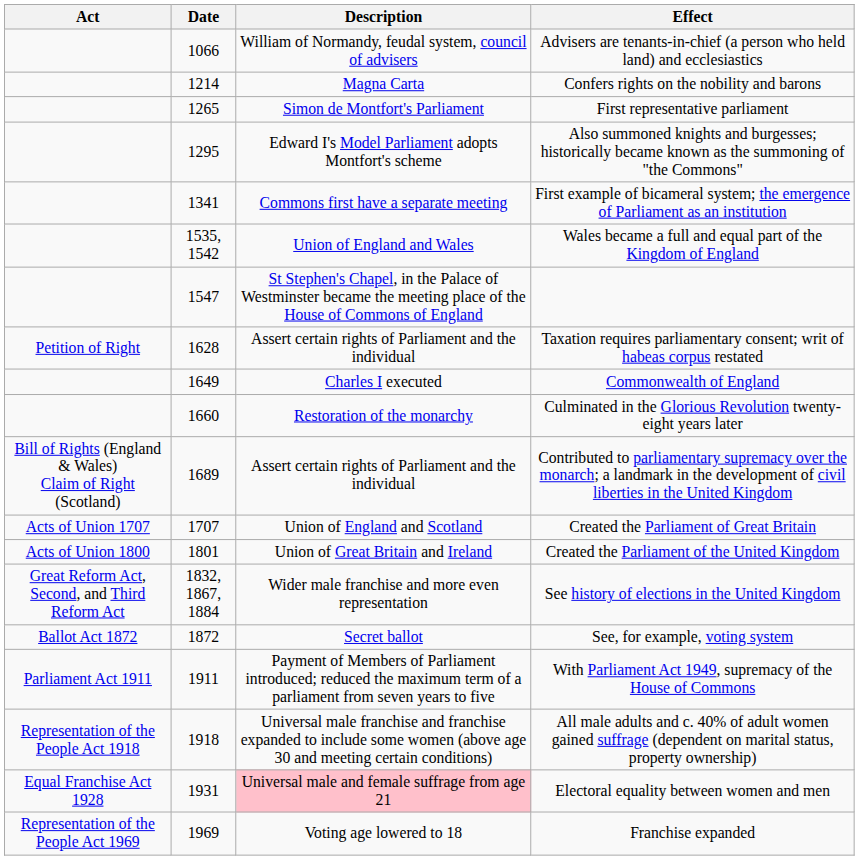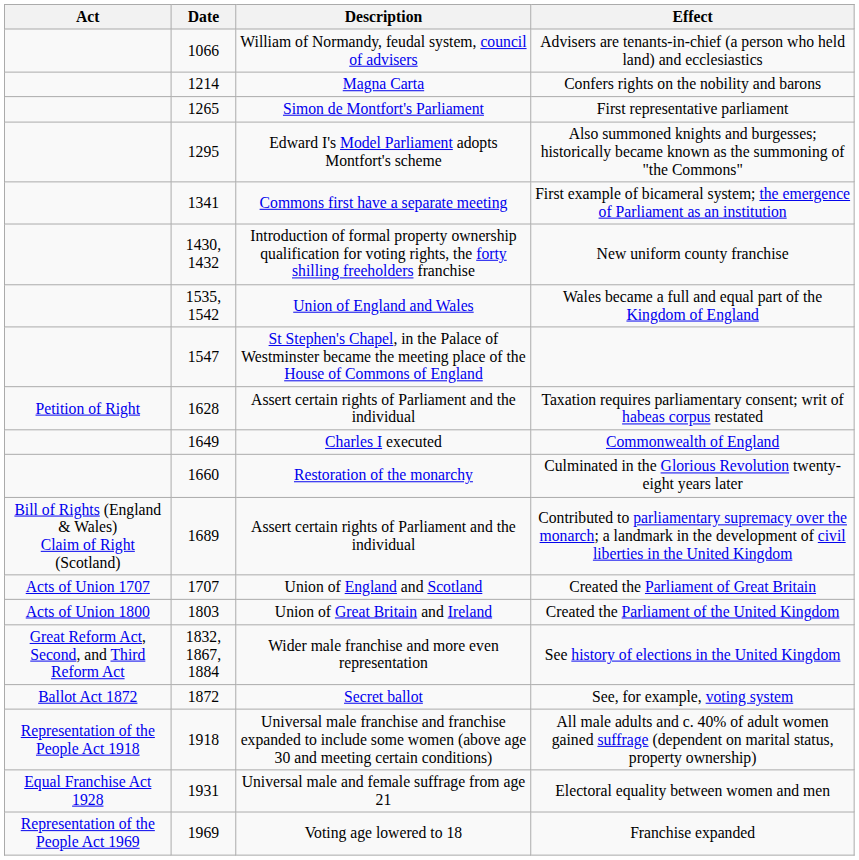+ row: (693, 254)
(203, 551) 1801 -> (203, 612) 1803
- row: (693, 679)
(383, 790) pink background -> (383, 790) no background
